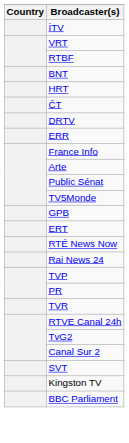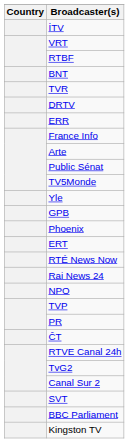- row: (58, 89)
rows swapped: (55, 105) <-> (58, 306)
+ row: (56, 197)
+ row: (66, 228)
+ row: (59, 290)
rows swapped: (83, 399) <-> (75, 383)
